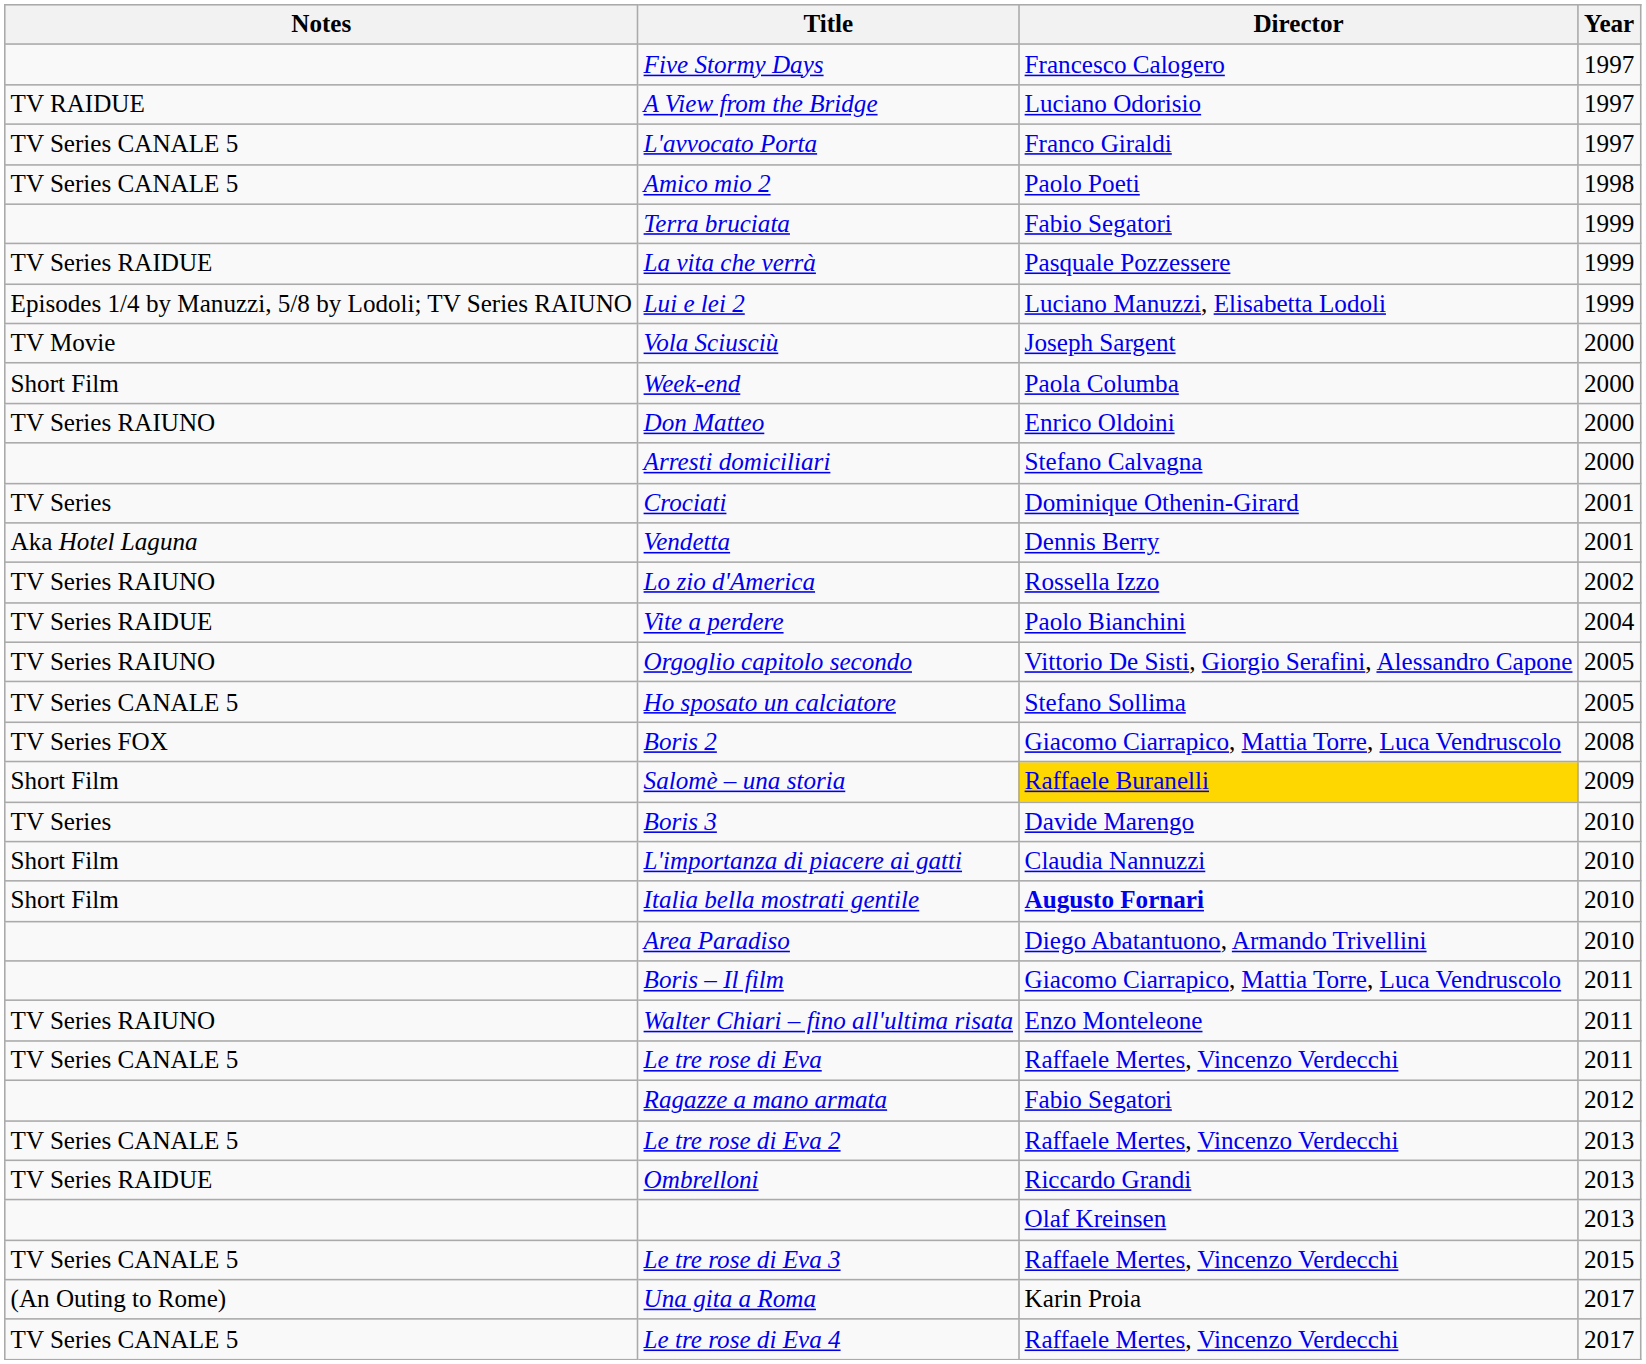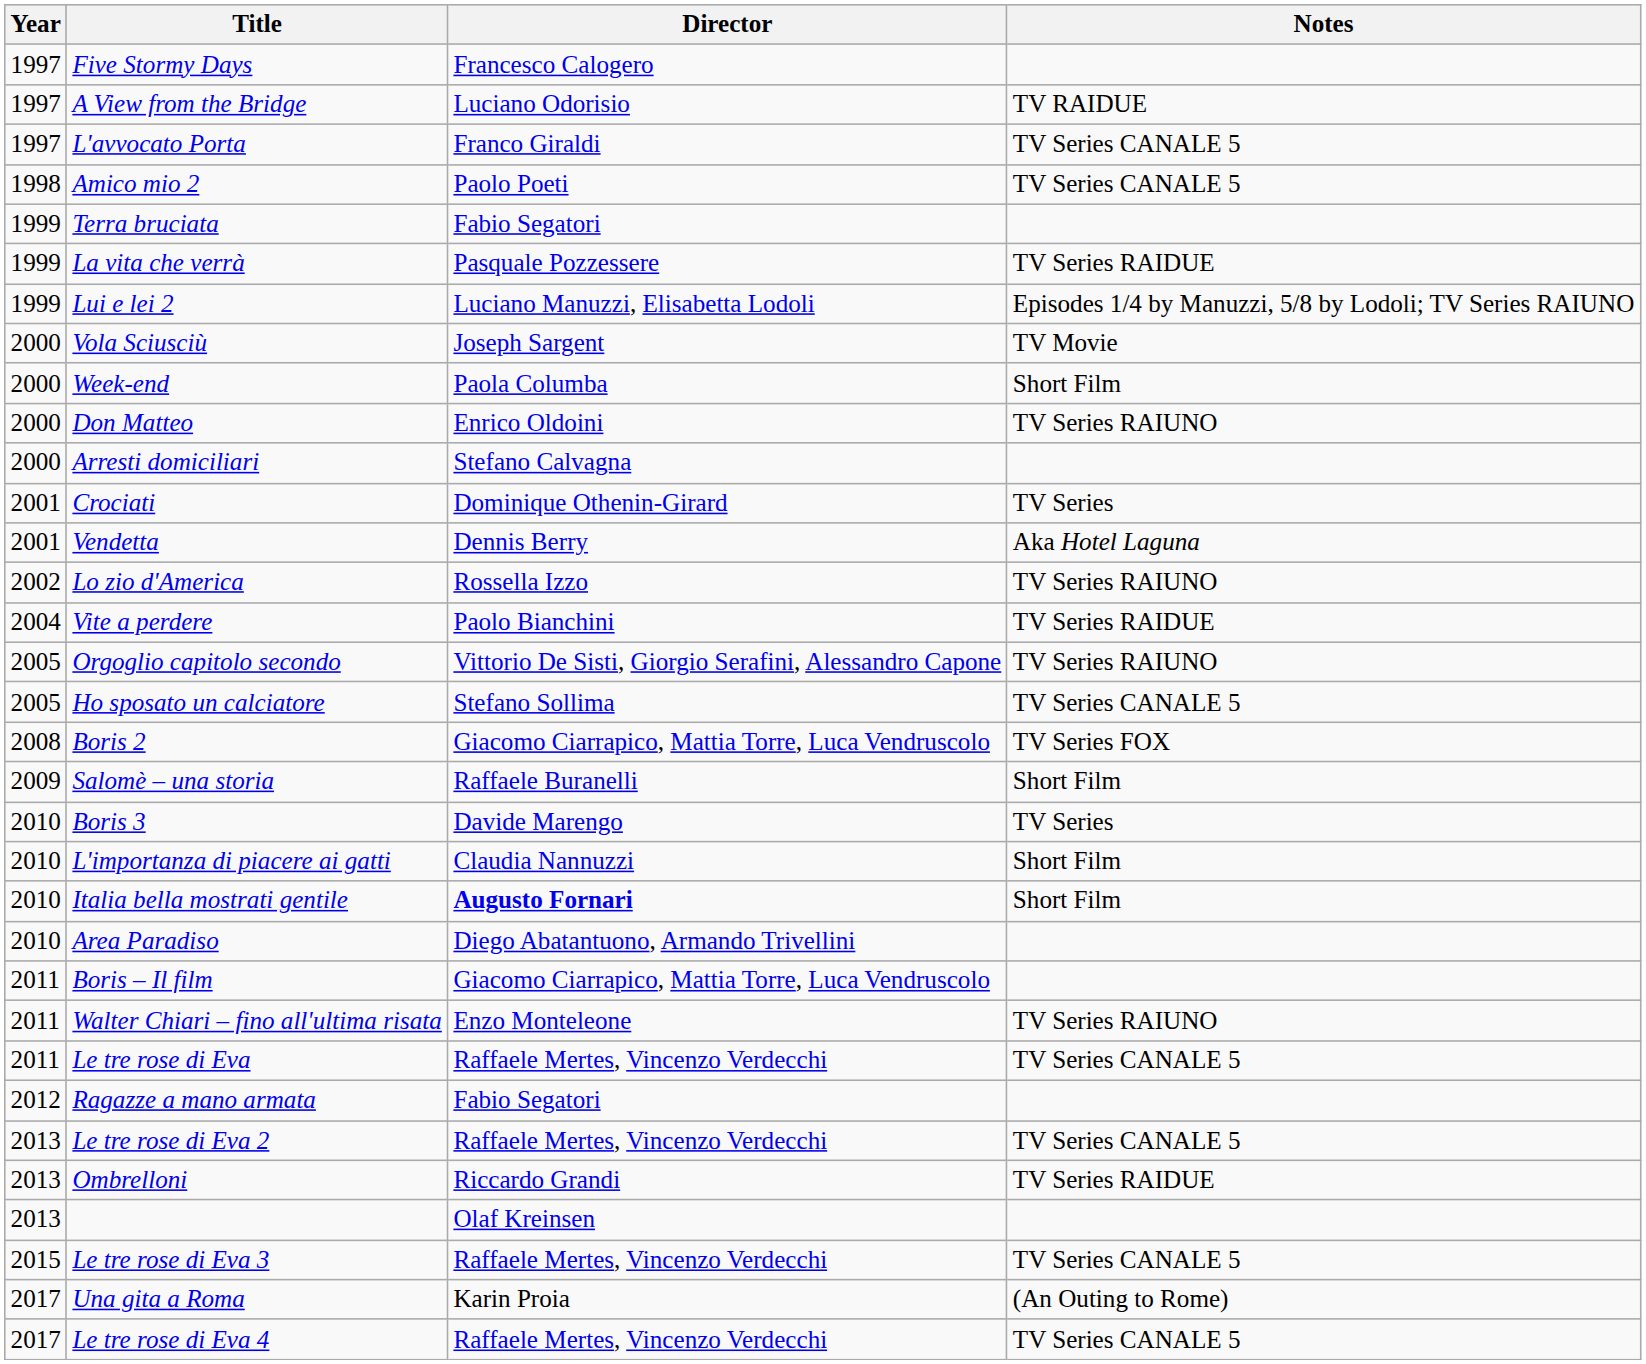columns swapped: (1609, 24) <-> (321, 24)
(1117, 781) gold background -> (546, 781) no background
